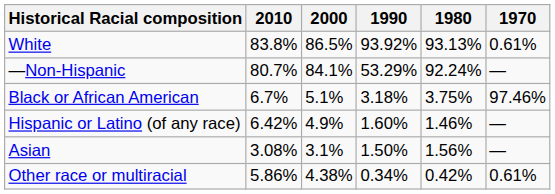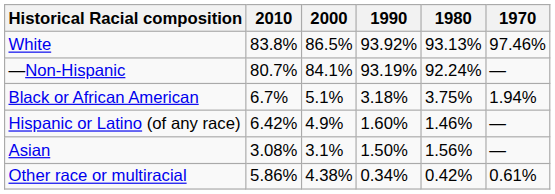(513, 45) 0.61% -> (518, 45) 97.46%
(389, 71) 53.29% -> (389, 71) 93.19%
(518, 97) 97.46% -> (513, 97) 1.94%
